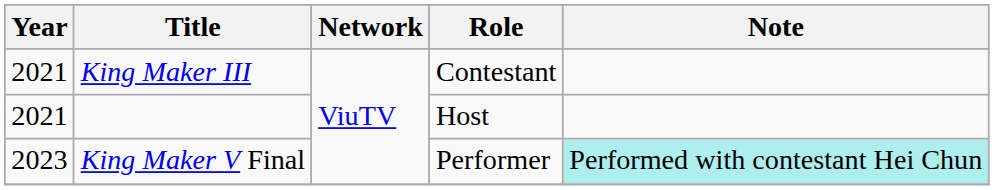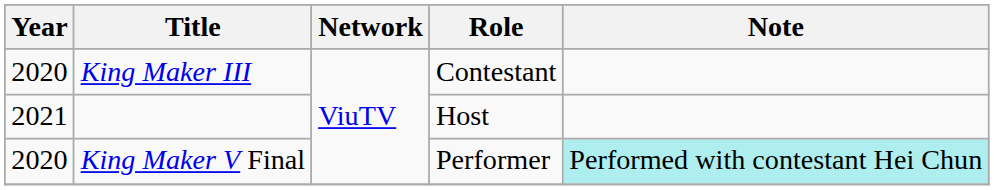(40, 71) 2021 -> (40, 71) 2020
(40, 160) 2023 -> (40, 160) 2020
